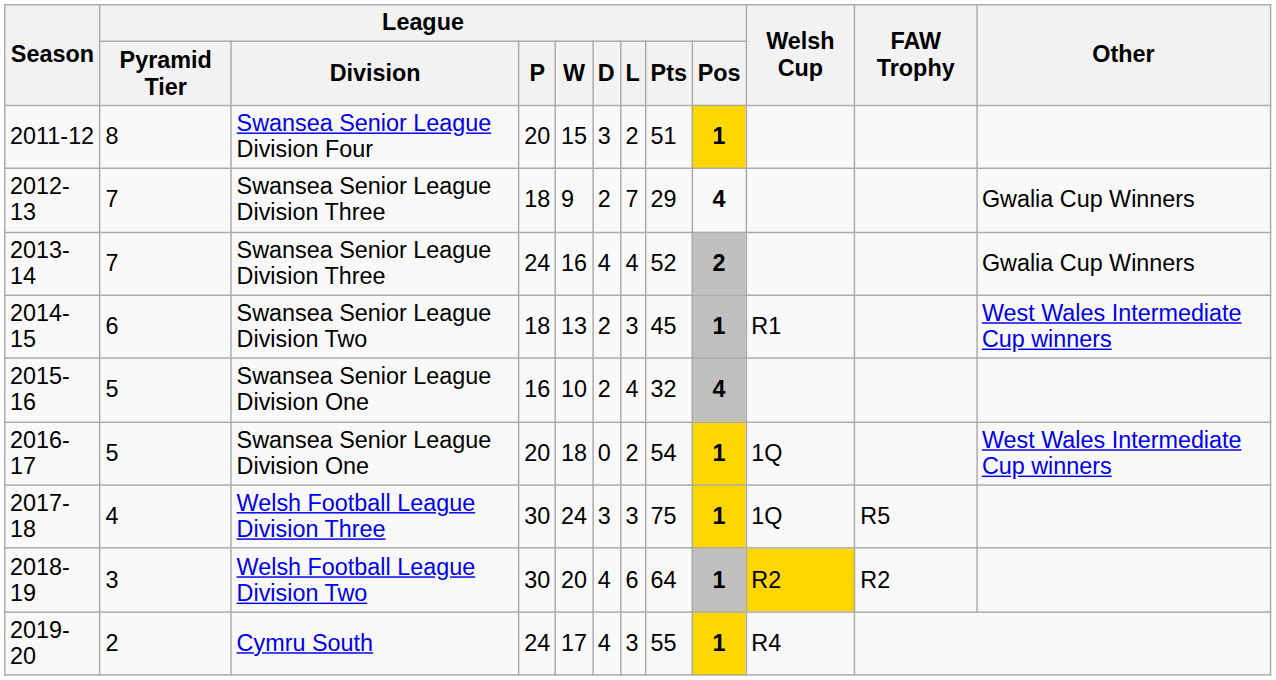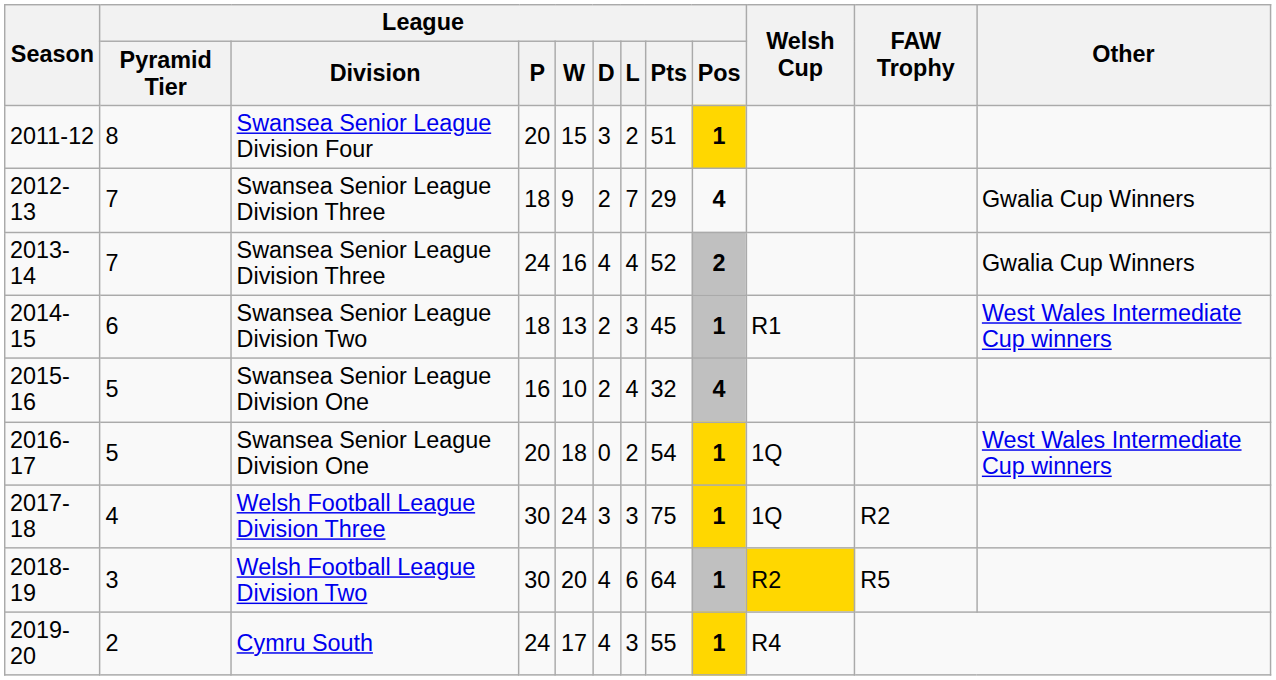(875, 516) R5 -> (875, 516) R2
(875, 579) R2 -> (875, 579) R5
